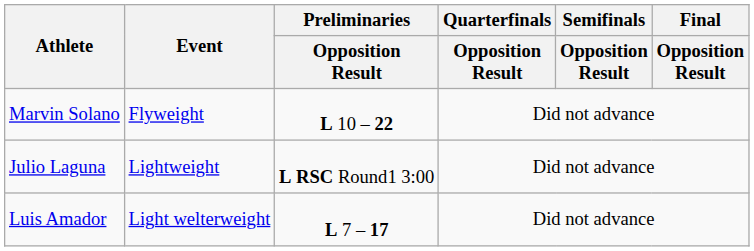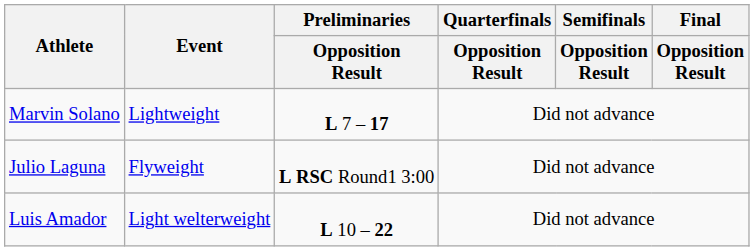(166, 114) Flyweight -> (174, 114) Lightweight
(357, 125) L 10 – 22 -> (357, 125) L 7 – 17
(174, 166) Lightweight -> (166, 166) Flyweight
(357, 230) L 7 – 17 -> (357, 230) L 10 – 22
